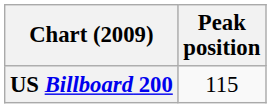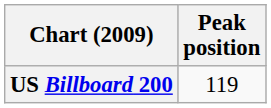(222, 84) 115 -> (222, 84) 119
